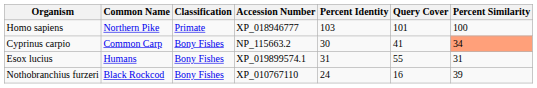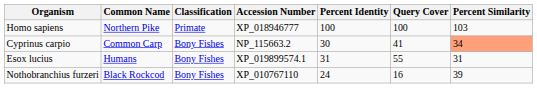(327, 28) 103 -> (327, 28) 100
(400, 28) 101 -> (400, 28) 100
(460, 28) 100 -> (460, 28) 103
